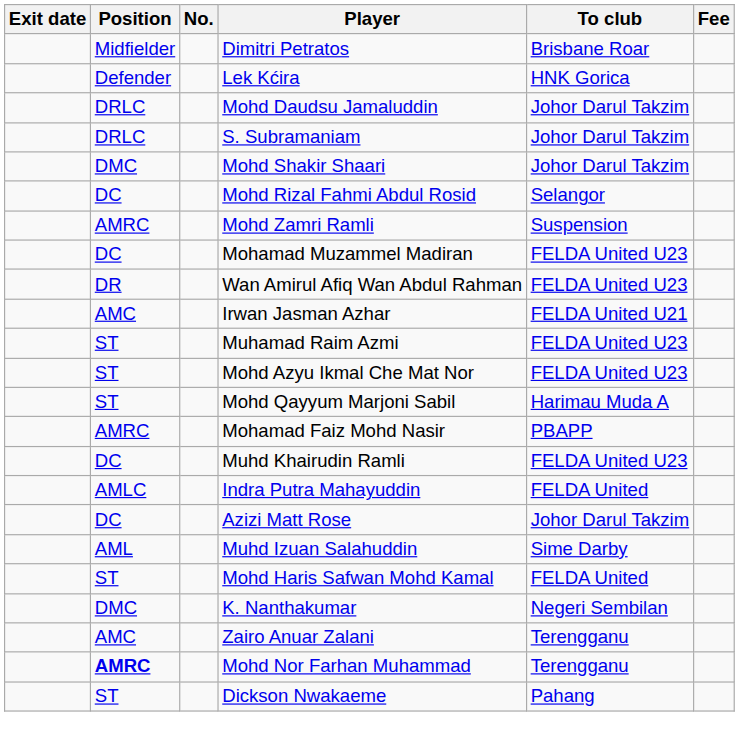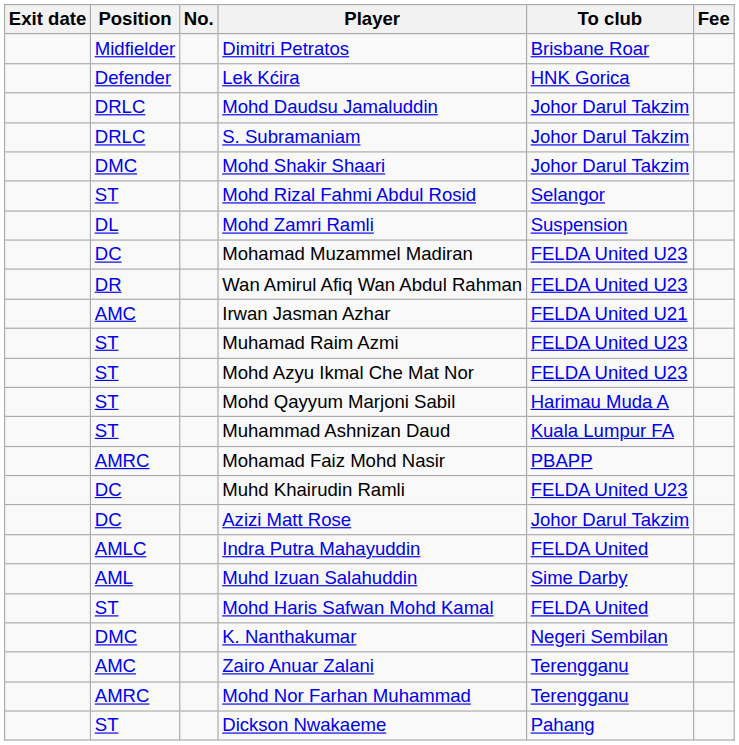(108, 195) DC -> (107, 195) ST
(122, 225) AMRC -> (107, 225) DL
+ row: (336, 431)
rows swapped: (321, 490) <-> (287, 519)
(123, 666) bold -> (122, 696) normal
